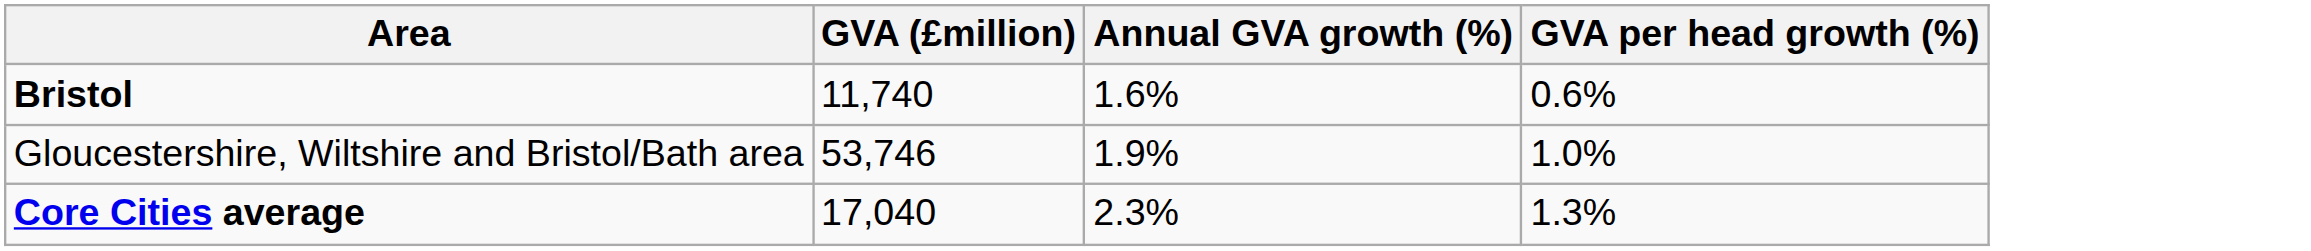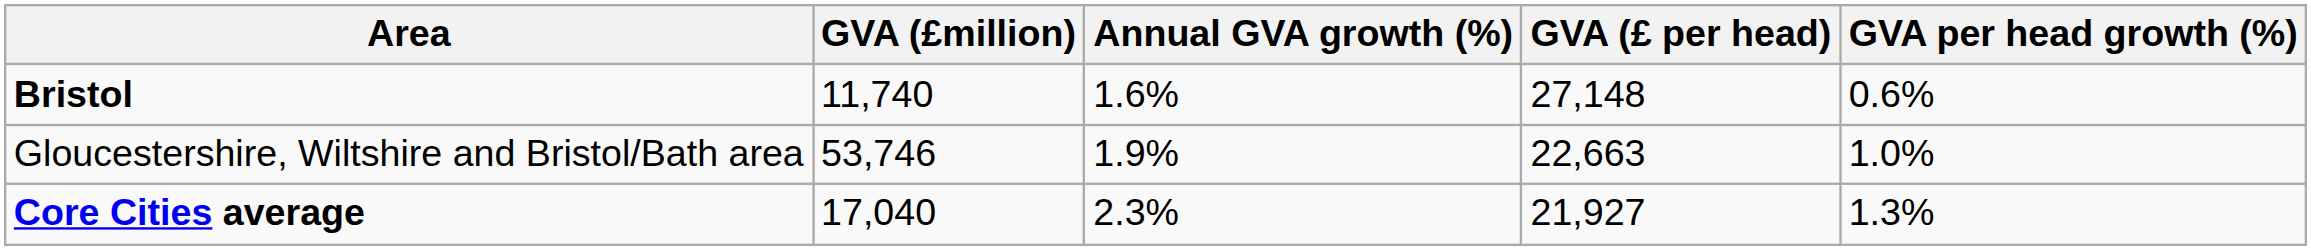+ column: (1681, 34)
